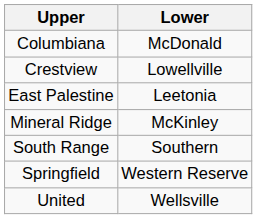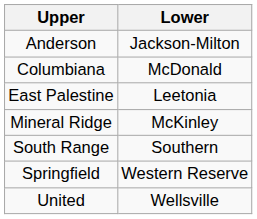+ row: (61, 43)
- row: (61, 69)
